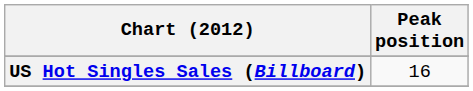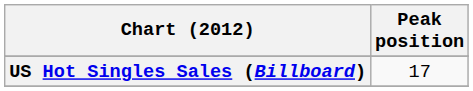(420, 72) 16 -> (420, 72) 17
